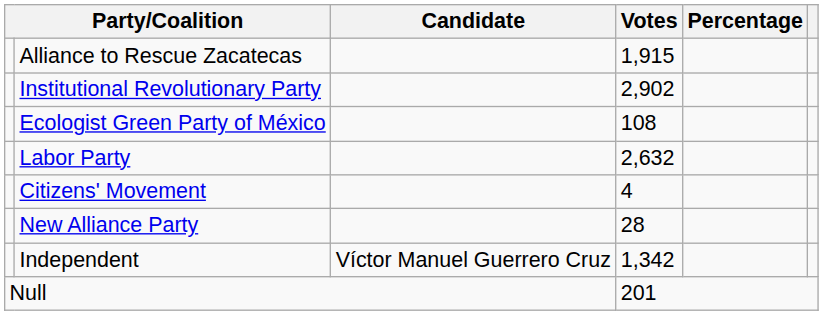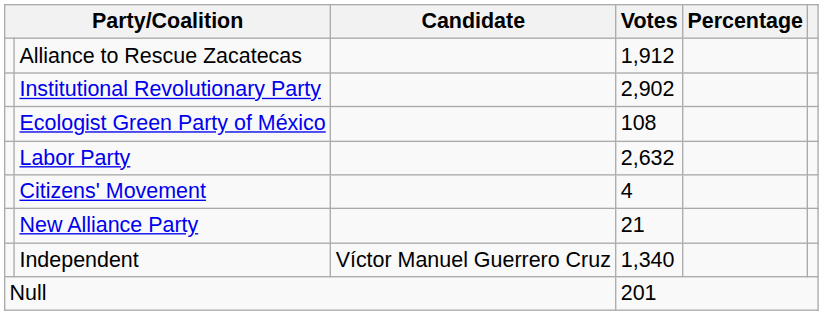(648, 55) 1,915 -> (648, 55) 1,912
(633, 225) 28 -> (633, 225) 21
(648, 259) 1,342 -> (648, 259) 1,340
